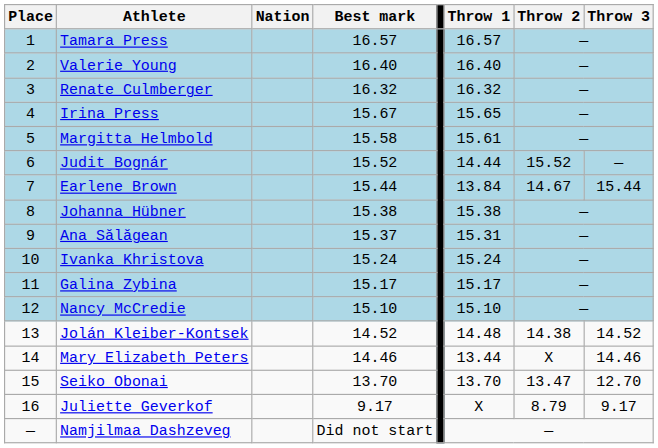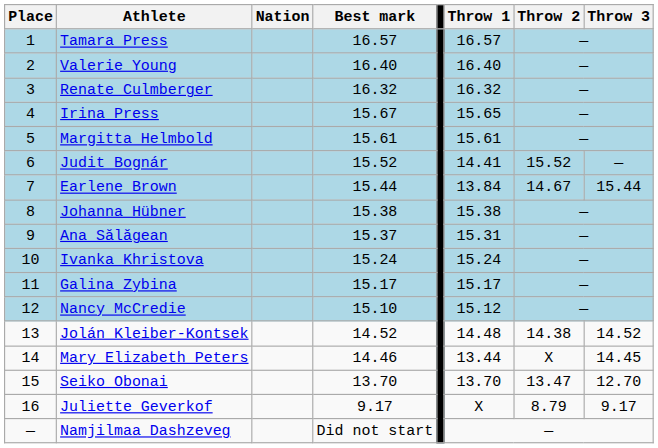(375, 139) 15.58 -> (375, 139) 15.61
(479, 163) 14.44 -> (479, 163) 14.41
(479, 309) 15.10 -> (479, 309) 15.12
(619, 358) 14.46 -> (619, 358) 14.45
